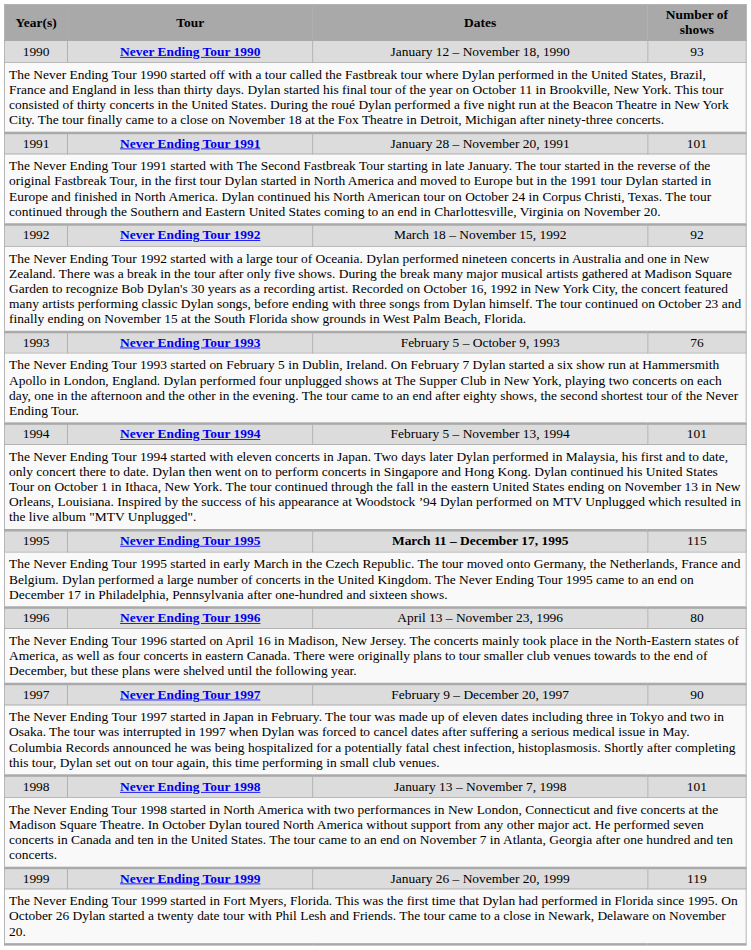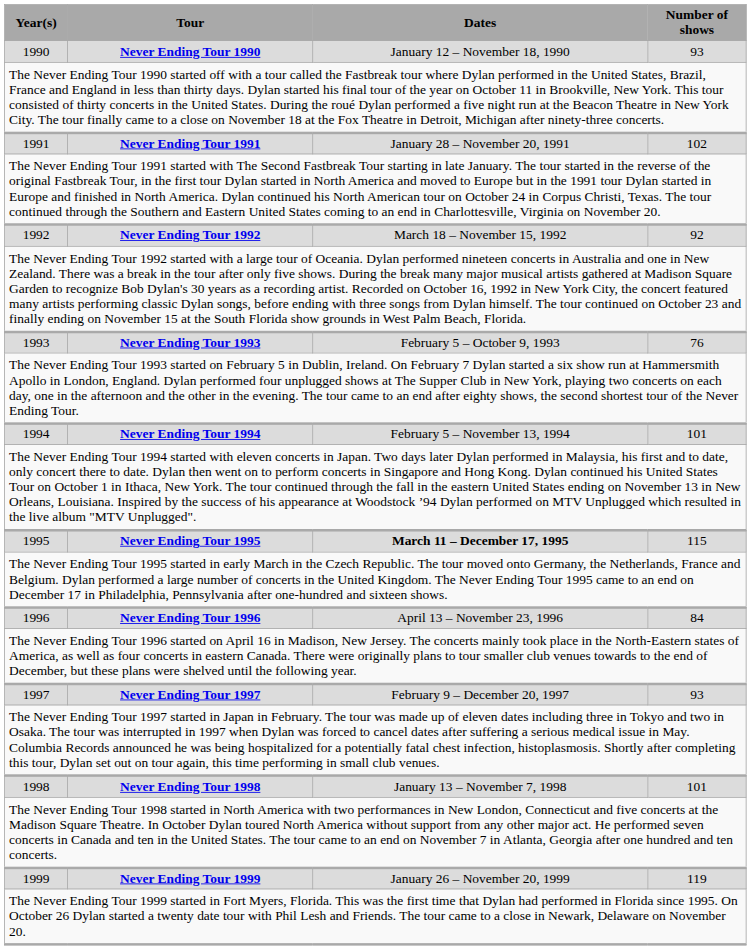(697, 143) 101 -> (697, 143) 102
(697, 617) 80 -> (697, 617) 84
(697, 694) 90 -> (697, 694) 93
